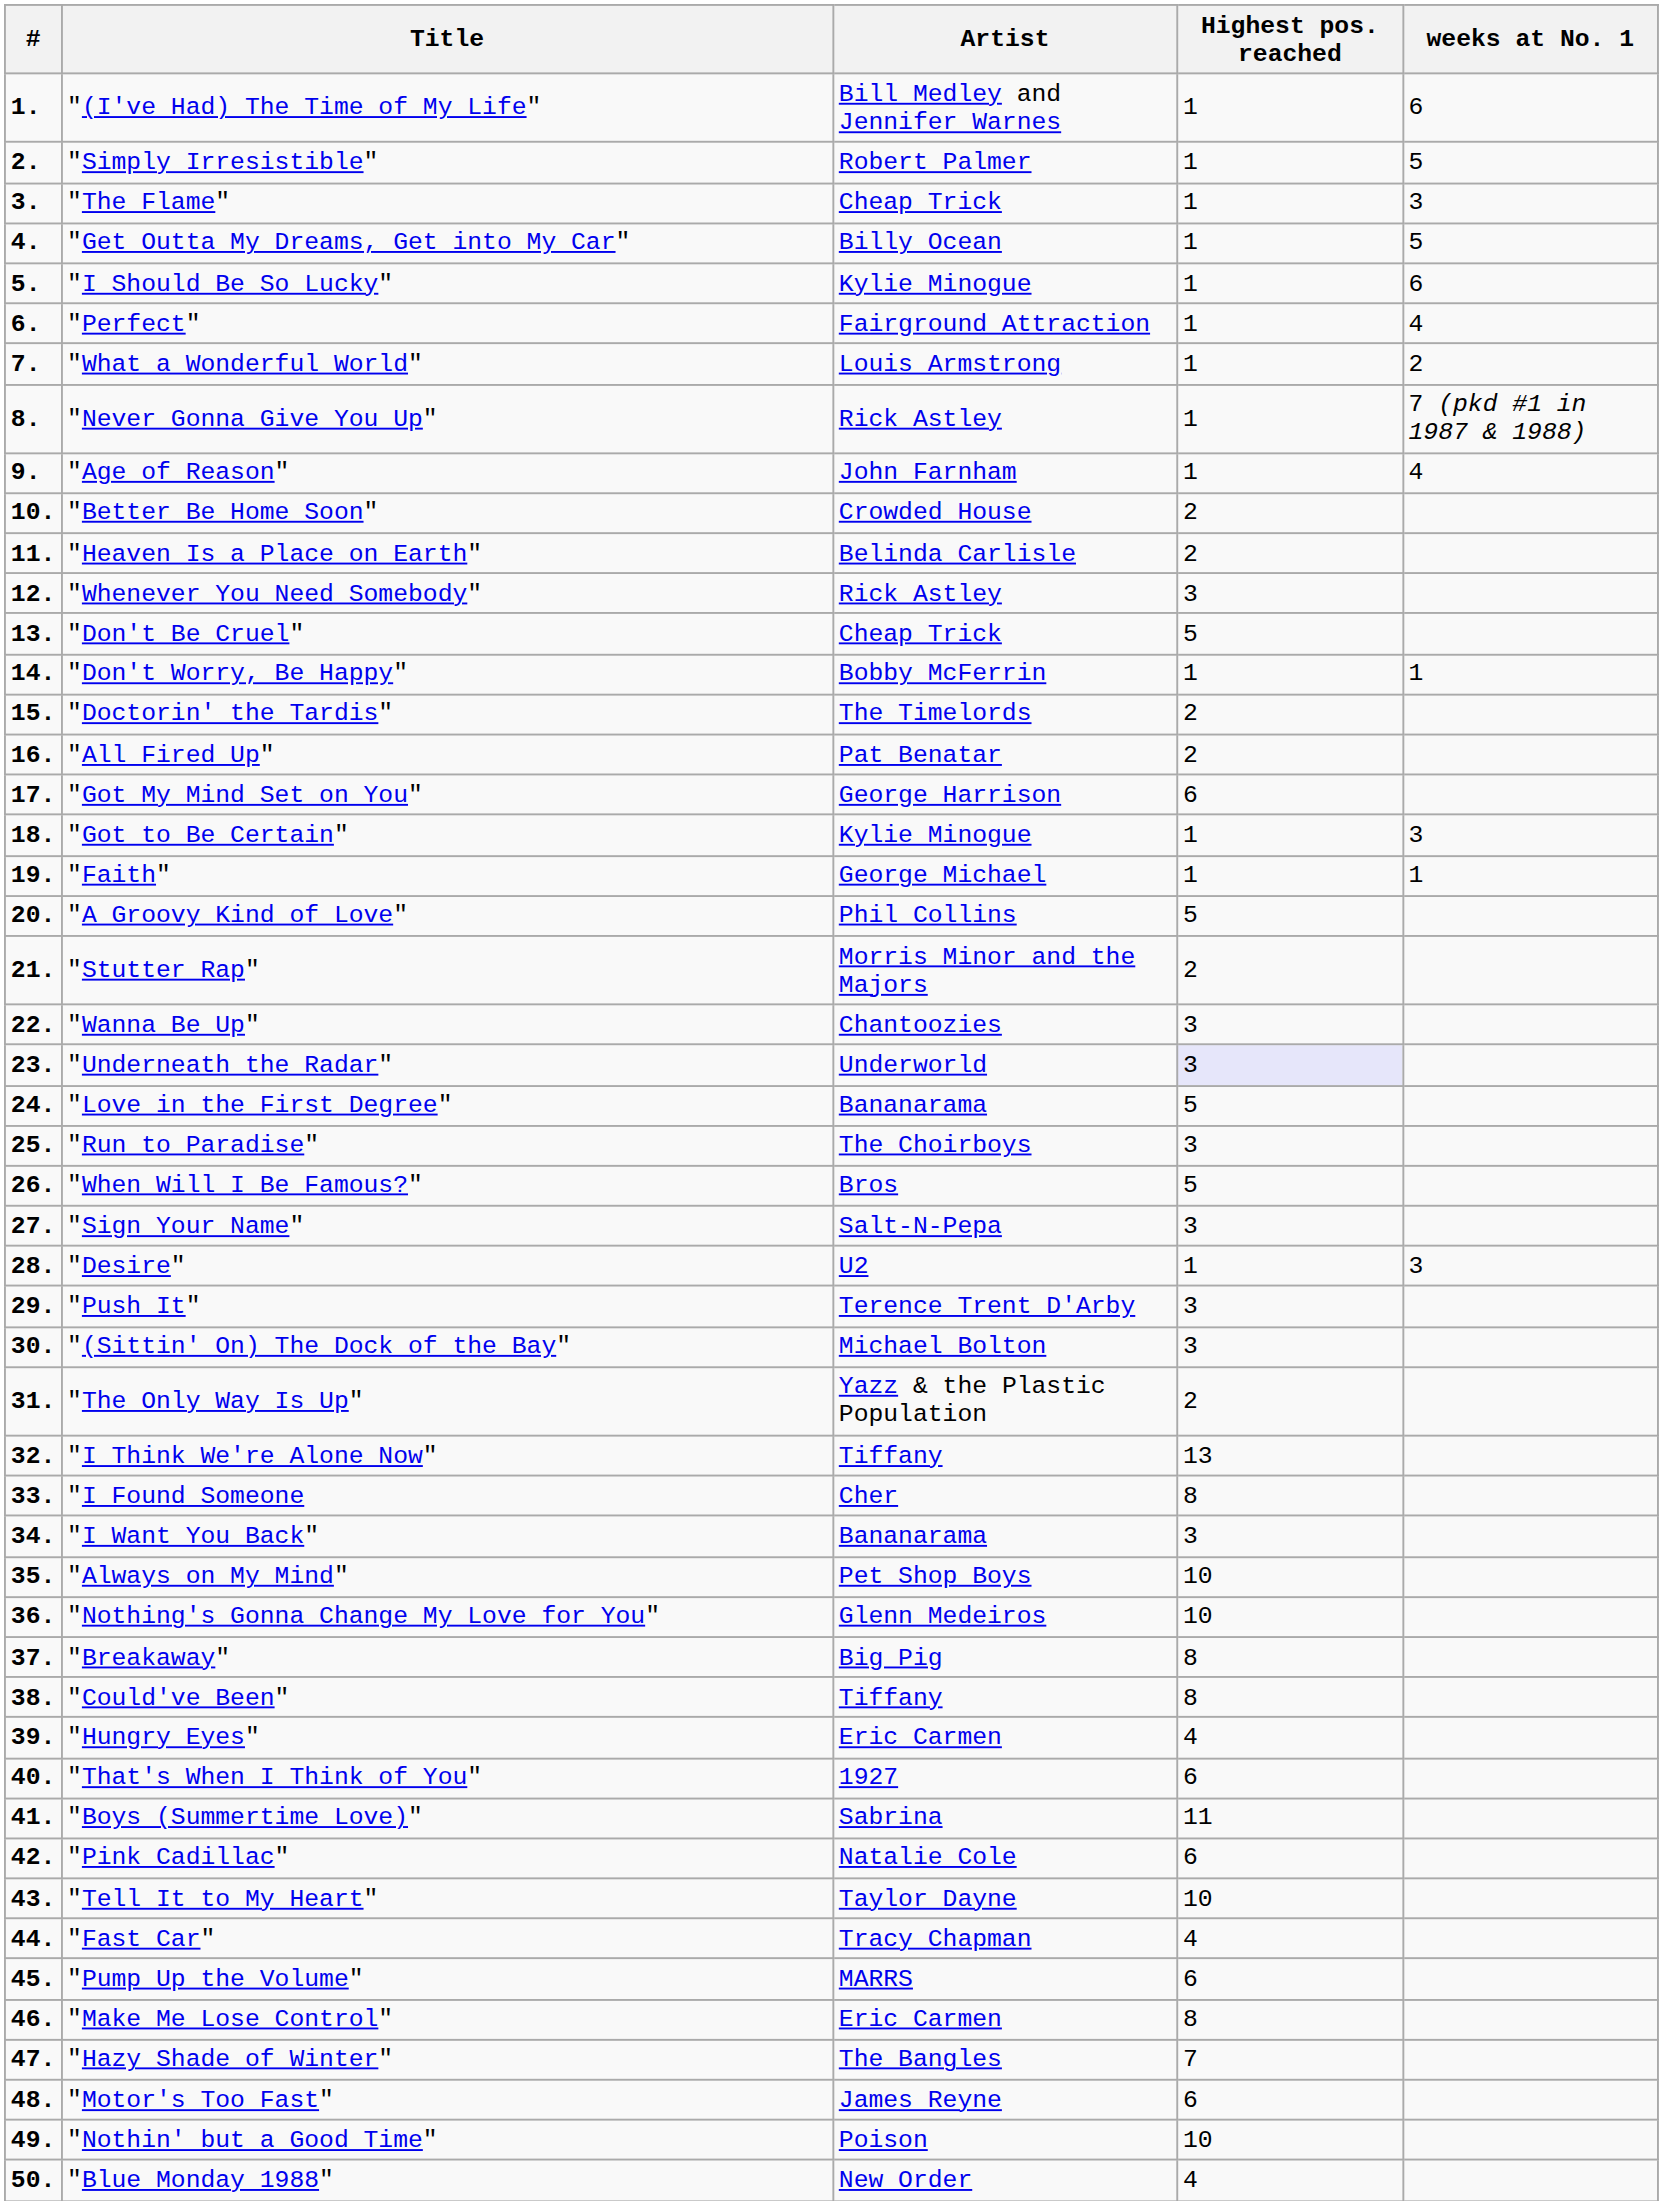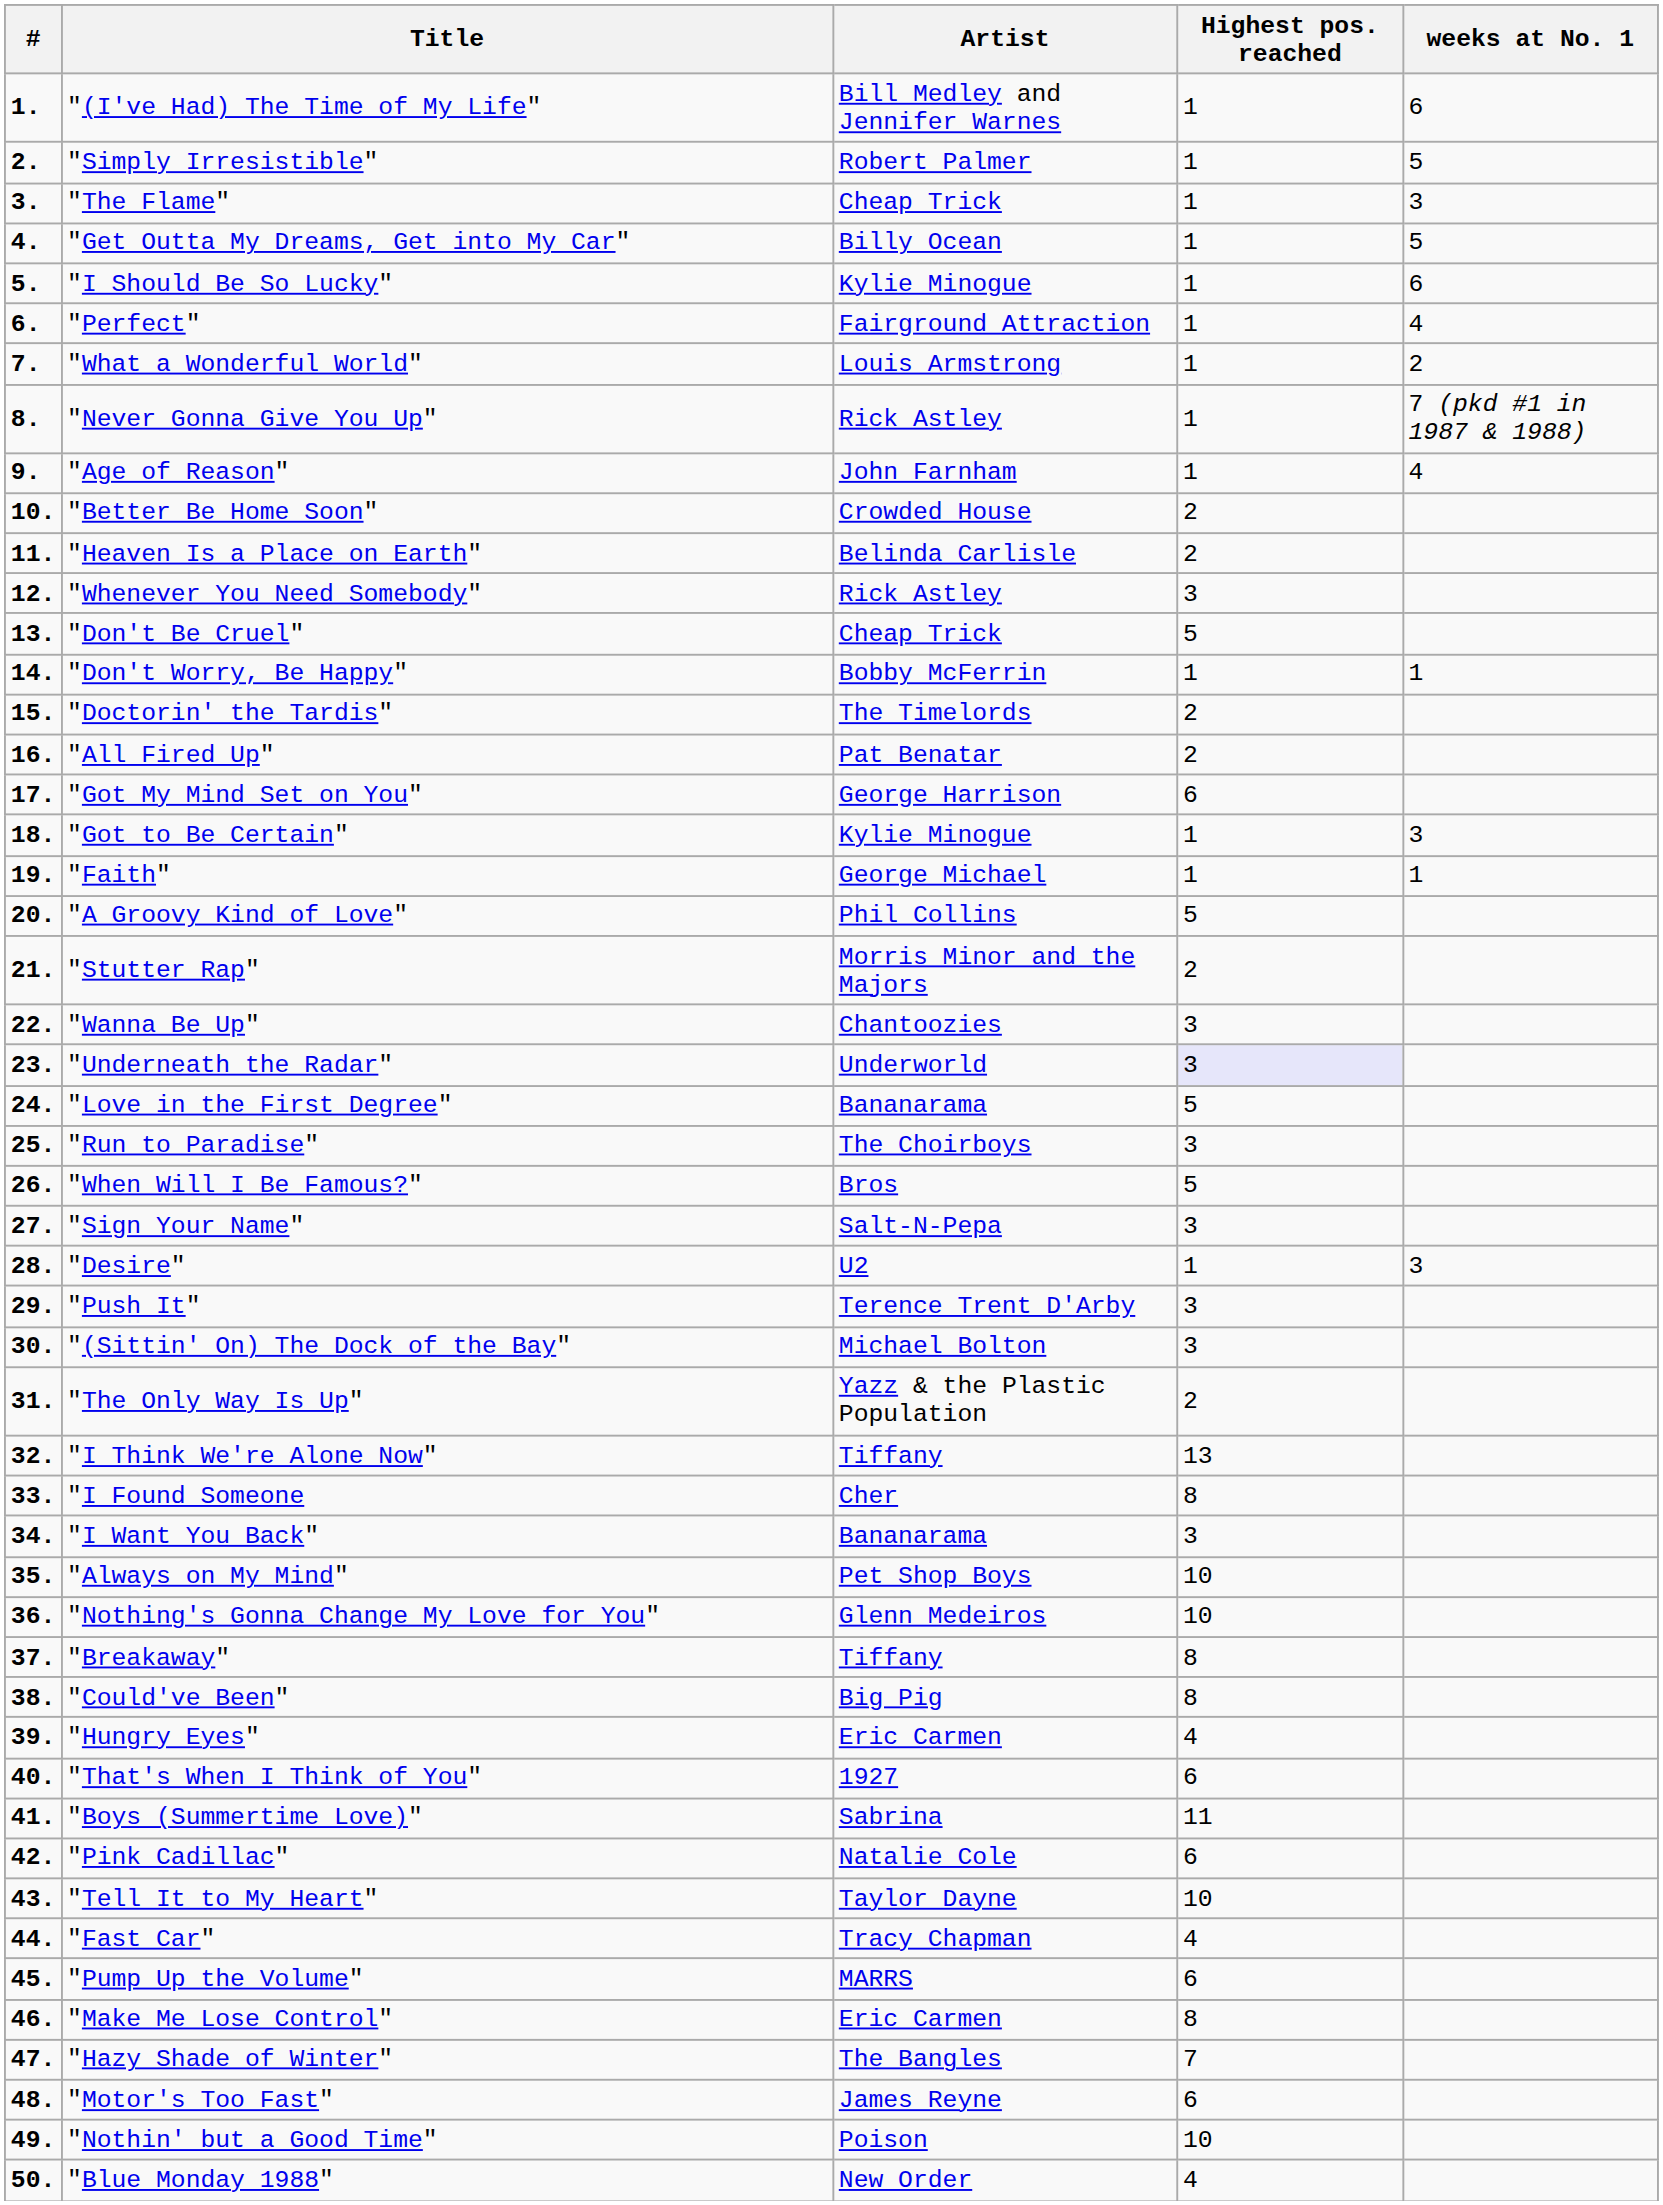(891, 1657) Big Pig -> (891, 1657) Tiffany
(891, 1697) Tiffany -> (891, 1697) Big Pig
